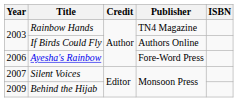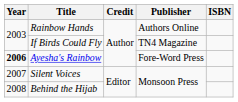(168, 27) TN4 Magazine -> (168, 27) Authors Online
(168, 43) Authors Online -> (168, 43) TN4 Magazine
(16, 58) normal -> (16, 58) bold
(16, 89) 2009 -> (16, 89) 2008
